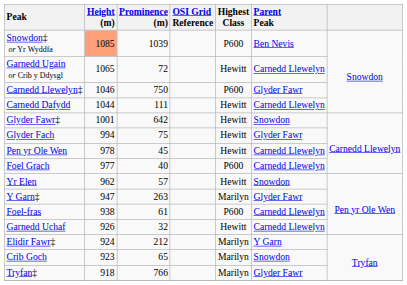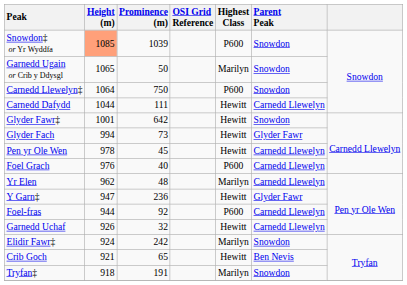(274, 43) Ben Nevis -> (272, 43) Snowdon
(163, 69) 72 -> (163, 69) 50
(233, 69) Hewitt -> (233, 69) Marilyn
(289, 69) Carnedd Llewelyn -> (272, 69) Snowdon
(105, 90) 1046 -> (105, 90) 1064
(278, 90) Glyder Fawr -> (272, 90) Snowdon
(163, 135) 75 -> (163, 135) 73
(107, 166) 977 -> (107, 166) 976
(163, 181) 57 -> (163, 181) 48
(233, 181) Hewitt -> (233, 181) Marilyn
(272, 181) Snowdon -> (289, 181) Carnedd Llewelyn
(161, 196) 263 -> (161, 196) 236
(233, 196) Marilyn -> (233, 196) Hewitt
(107, 211) 938 -> (107, 211) 944
(163, 211) 61 -> (163, 211) 92
(161, 242) 212 -> (161, 242) 242
(268, 242) Y Garn -> (272, 242) Snowdon
(107, 257) 923 -> (107, 257) 921
(233, 257) Marilyn -> (233, 257) Hewitt
(272, 257) Snowdon -> (274, 257) Ben Nevis
(161, 272) 766 -> (161, 272) 191
(278, 272) Glyder Fawr -> (272, 272) Snowdon
